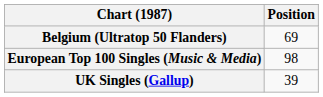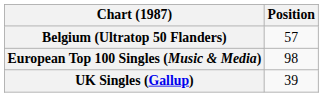(291, 37) 69 -> (291, 37) 57
